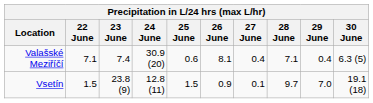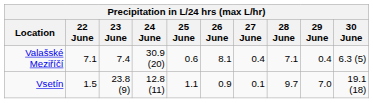(191, 84) 1.5 -> (191, 84) 1.1
